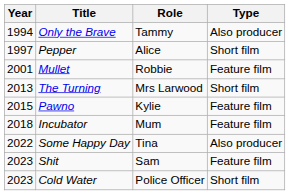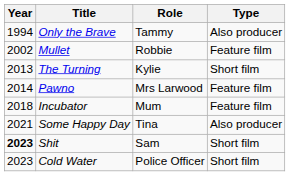- row: (57, 50)
(20, 69) 2001 -> (20, 50) 2002
(169, 87) Mrs Larwood -> (148, 69) Kylie
(20, 106) 2015 -> (20, 87) 2014
(148, 106) Kylie -> (169, 87) Mrs Larwood
(20, 143) 2022 -> (20, 124) 2021
(20, 161) normal -> (20, 143) bold
(241, 161) Feature film -> (235, 143) Short film
